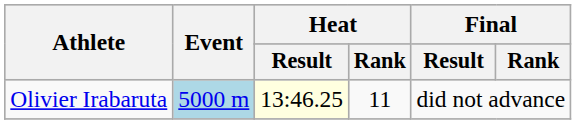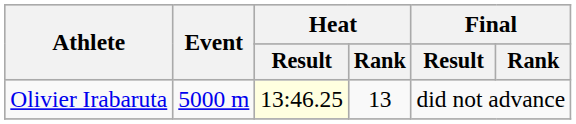(214, 99) lightblue background -> (214, 99) no background
(380, 99) 11 -> (380, 99) 13
